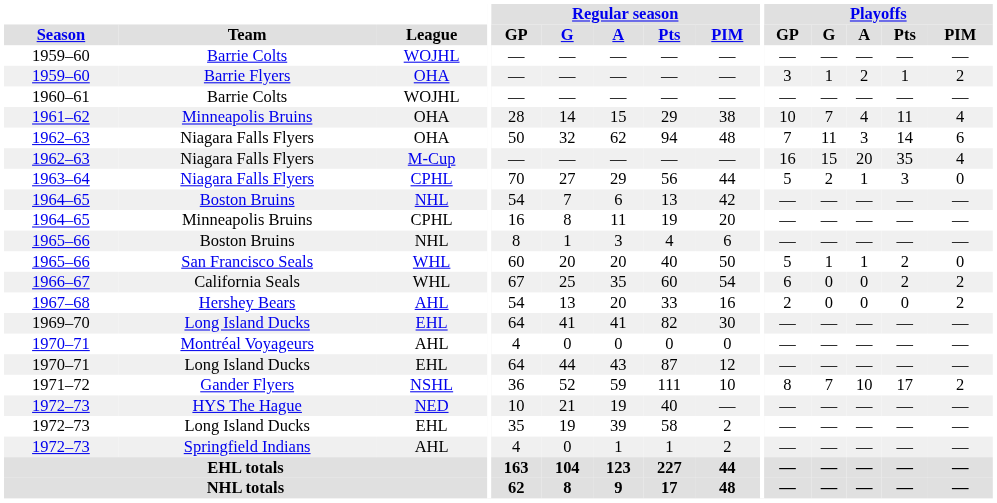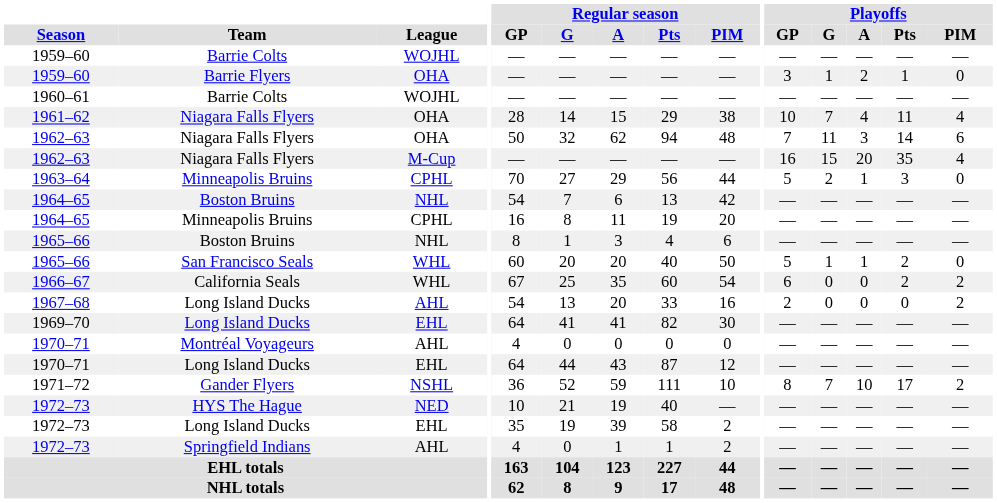(960, 76) 2 -> (960, 76) 0
(247, 117) Minneapolis Bruins -> (247, 117) Niagara Falls Flyers
(247, 179) Niagara Falls Flyers -> (247, 179) Minneapolis Bruins
(247, 302) Hershey Bears -> (247, 302) Long Island Ducks
